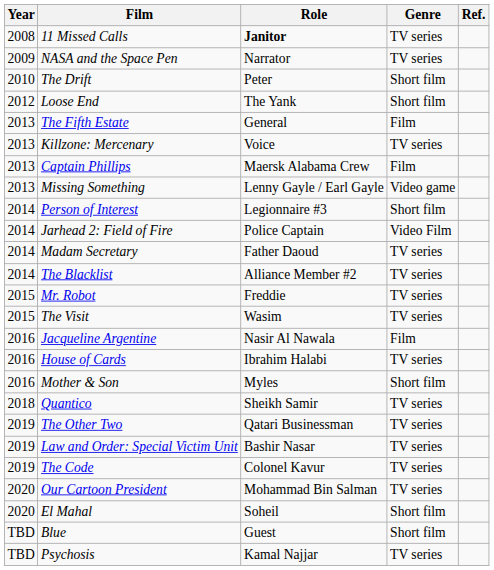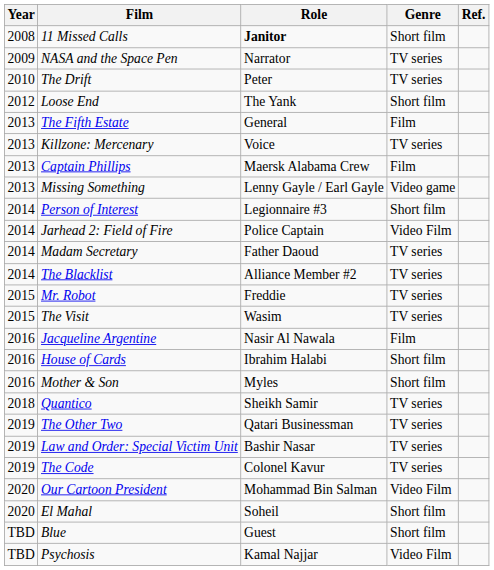(416, 36) TV series -> (418, 36) Short film
(418, 79) Short film -> (416, 79) TV series
(416, 360) TV series -> (418, 360) Short film
(416, 489) TV series -> (421, 489) Video Film
(416, 554) TV series -> (421, 554) Video Film
